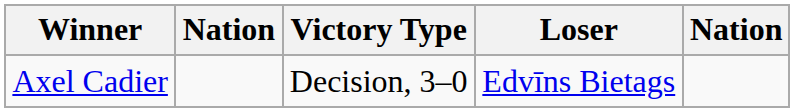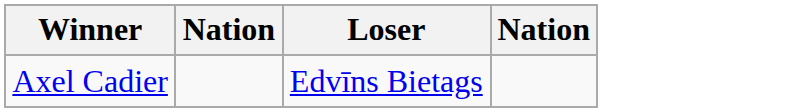- column: (379, 29)
